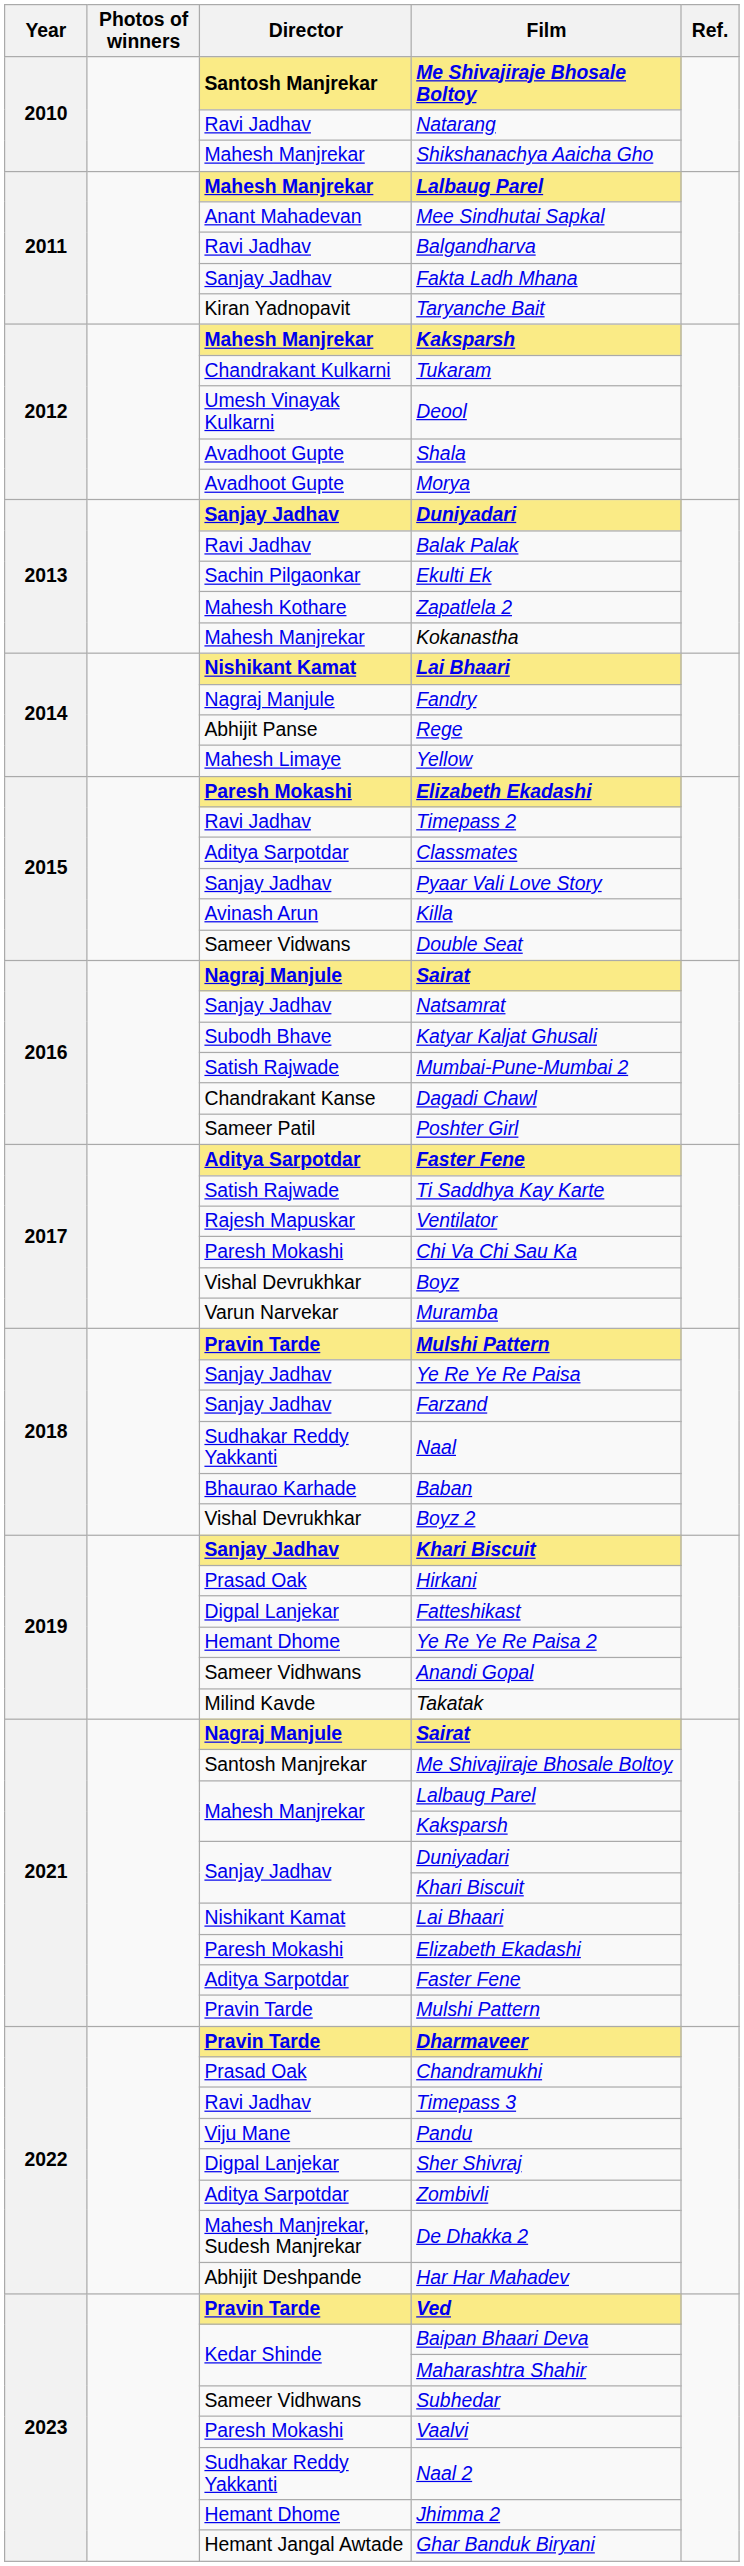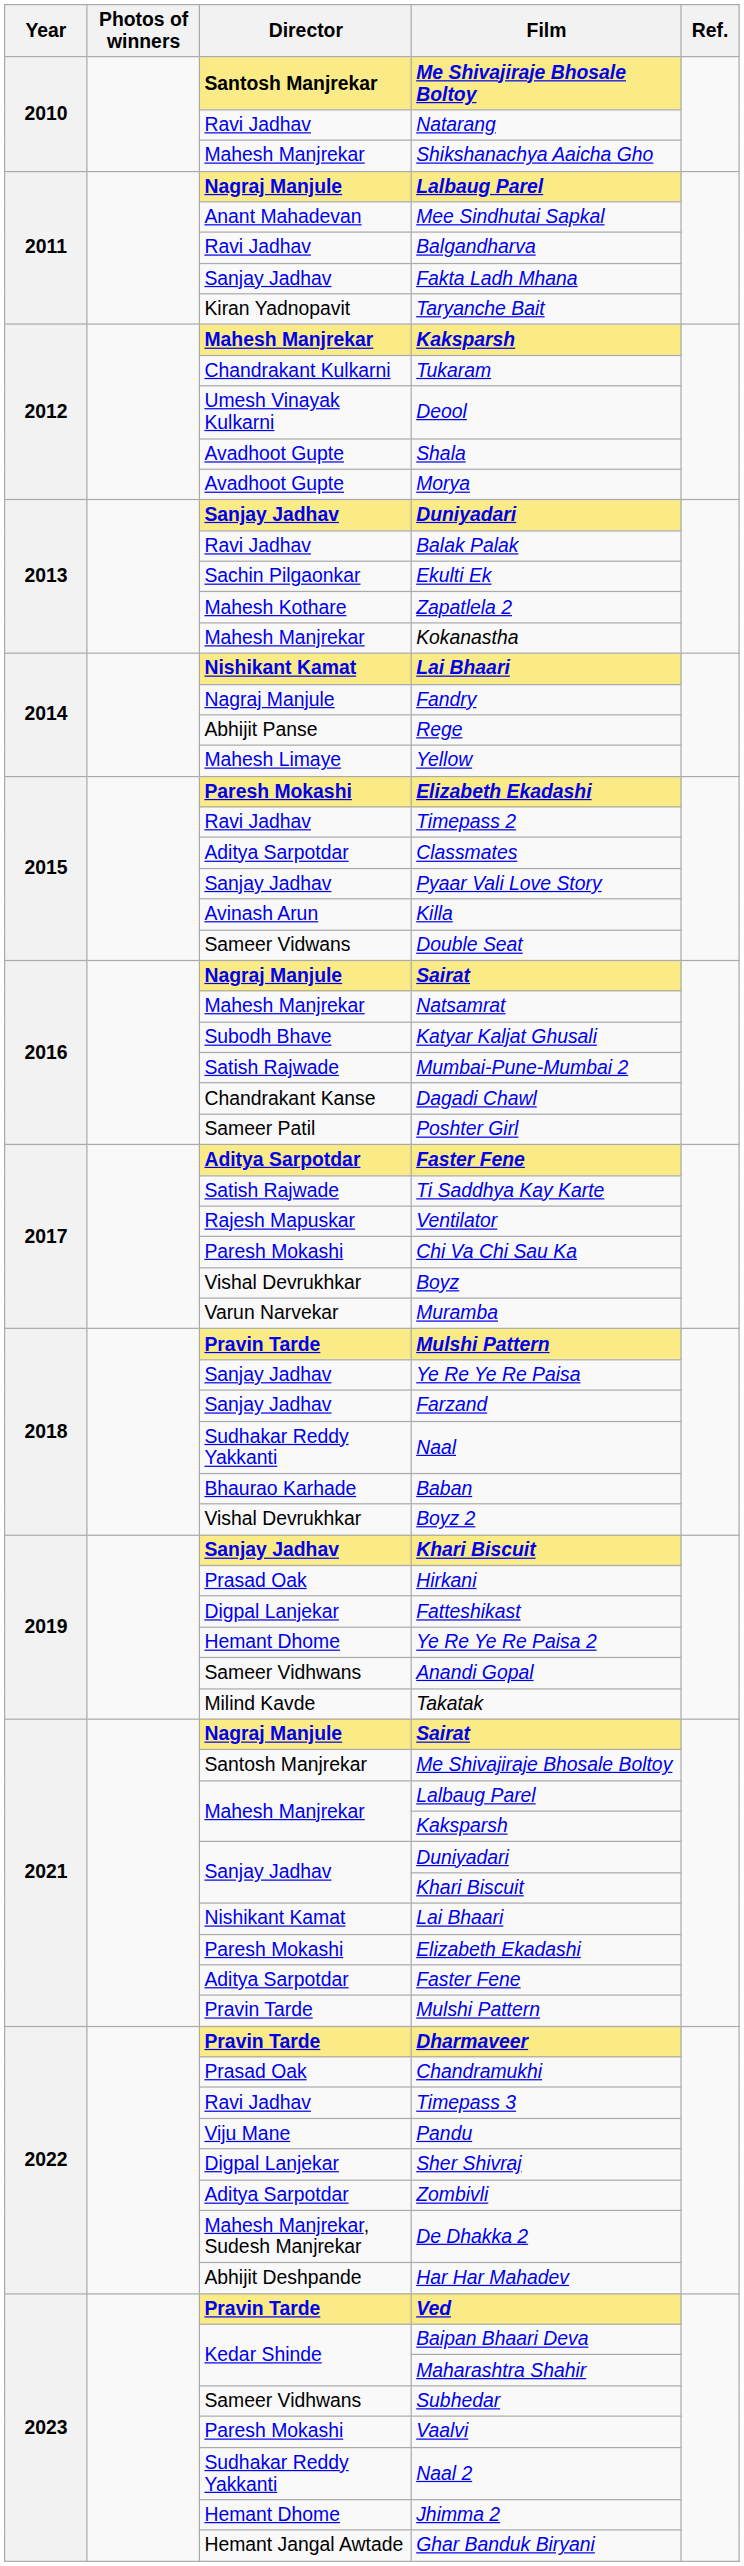(289, 186) Mahesh Manjrekar -> (273, 186) Nagraj Manjule
(268, 1006) Sanjay Jadhav -> (285, 1006) Mahesh Manjrekar
